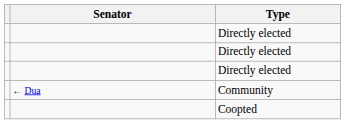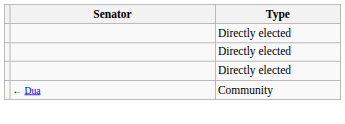- row: (112, 109)
